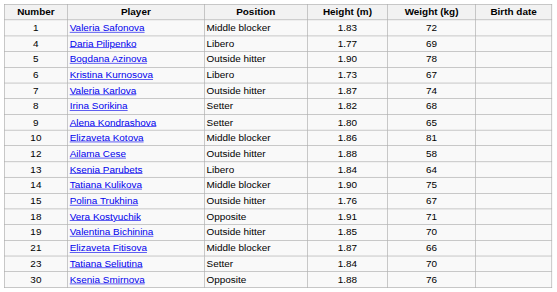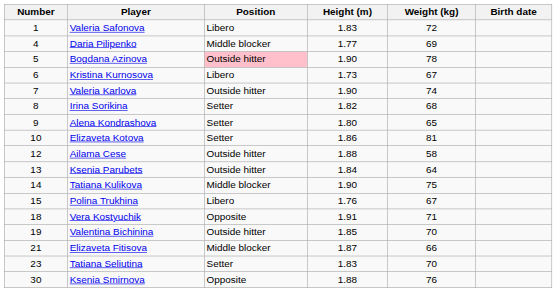(239, 28) Middle blocker -> (220, 28) Libero
(220, 43) Libero -> (239, 43) Middle blocker
(236, 59) no background -> (236, 59) pink background
(347, 91) 1.87 -> (347, 91) 1.90
(239, 138) Middle blocker -> (220, 138) Setter
(220, 169) Libero -> (236, 169) Outside hitter
(236, 201) Outside hitter -> (220, 201) Libero
(347, 264) 1.84 -> (347, 264) 1.83
